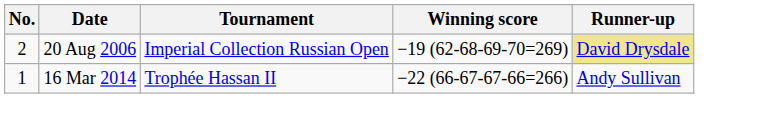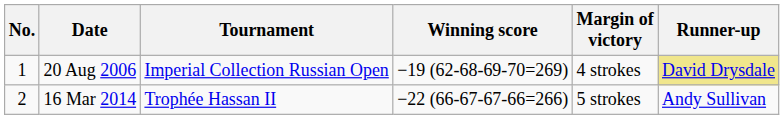+ column: (615, 30)
(22, 49) 2 -> (22, 70) 1
(22, 78) 1 -> (22, 99) 2
